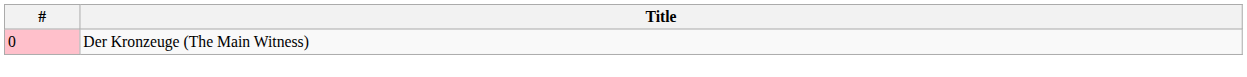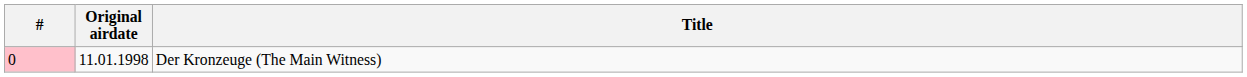+ column: (114, 25)
